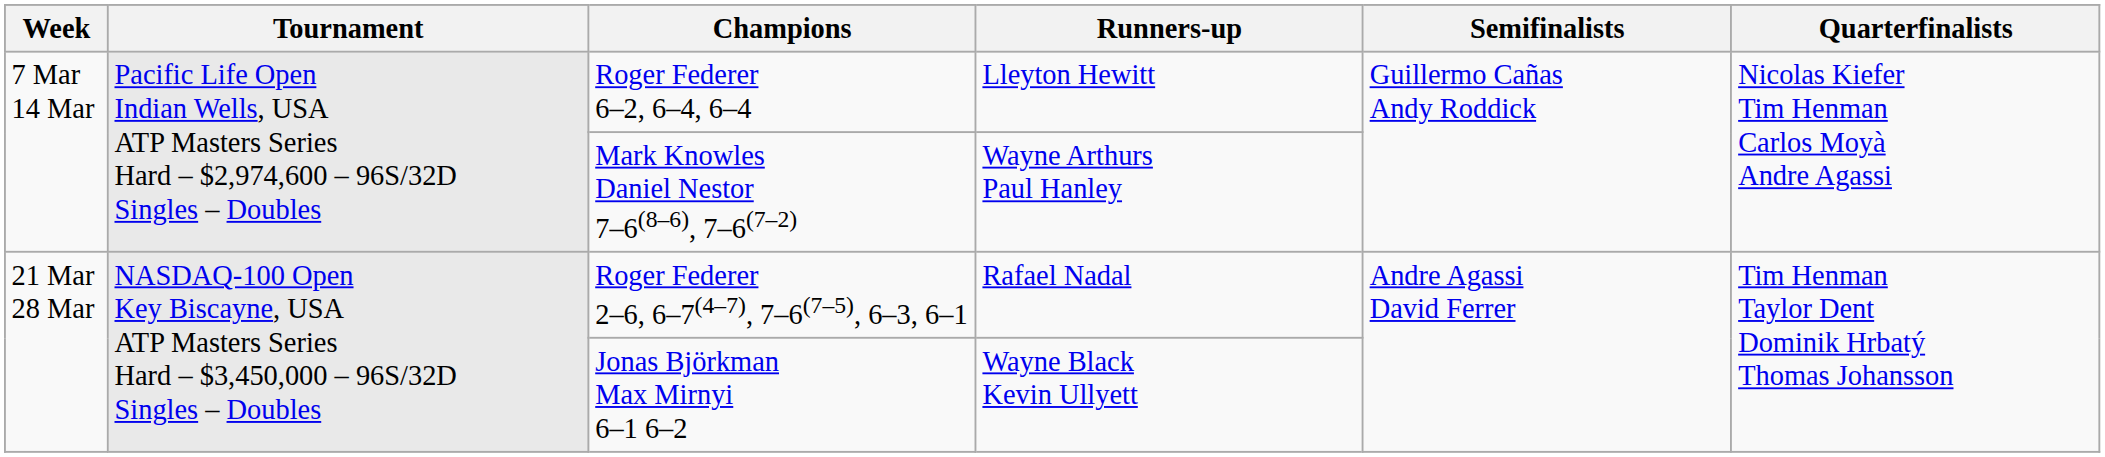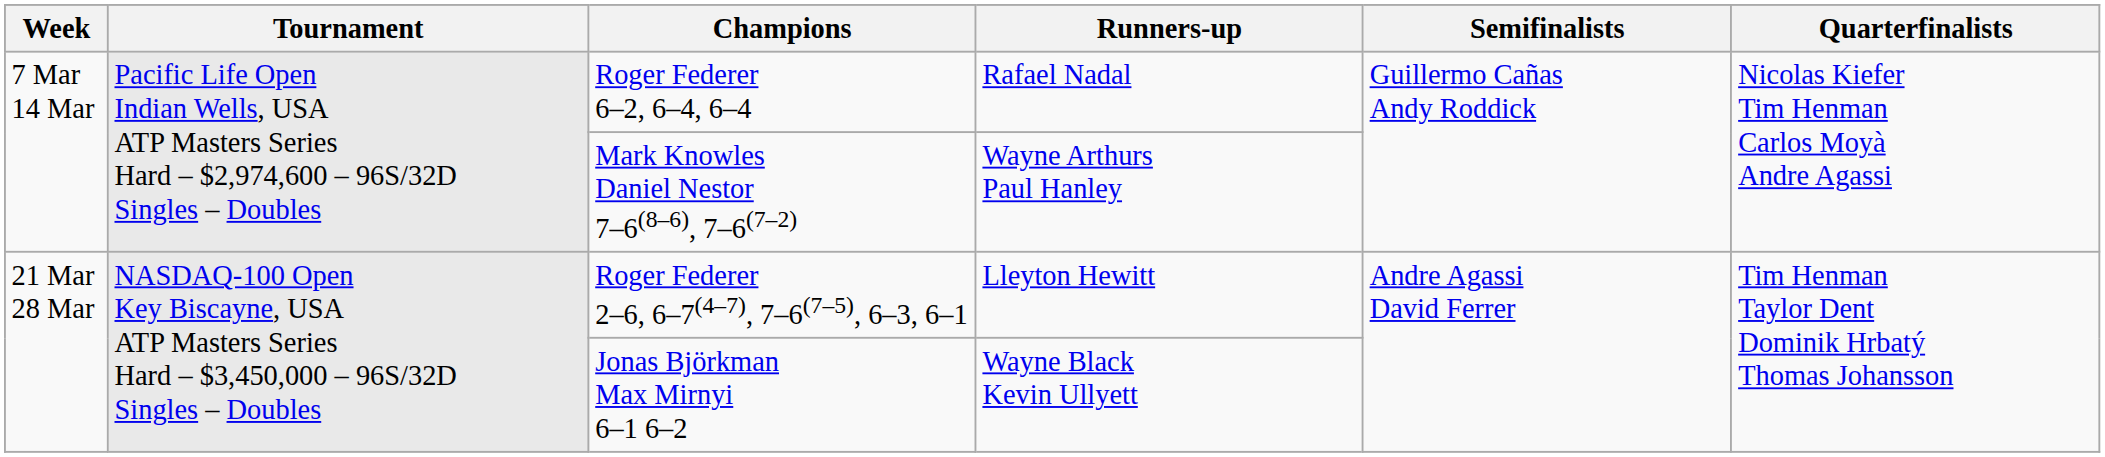(1069, 74) Lleyton Hewitt -> (1057, 74) Rafael Nadal
(1057, 275) Rafael Nadal -> (1069, 275) Lleyton Hewitt
